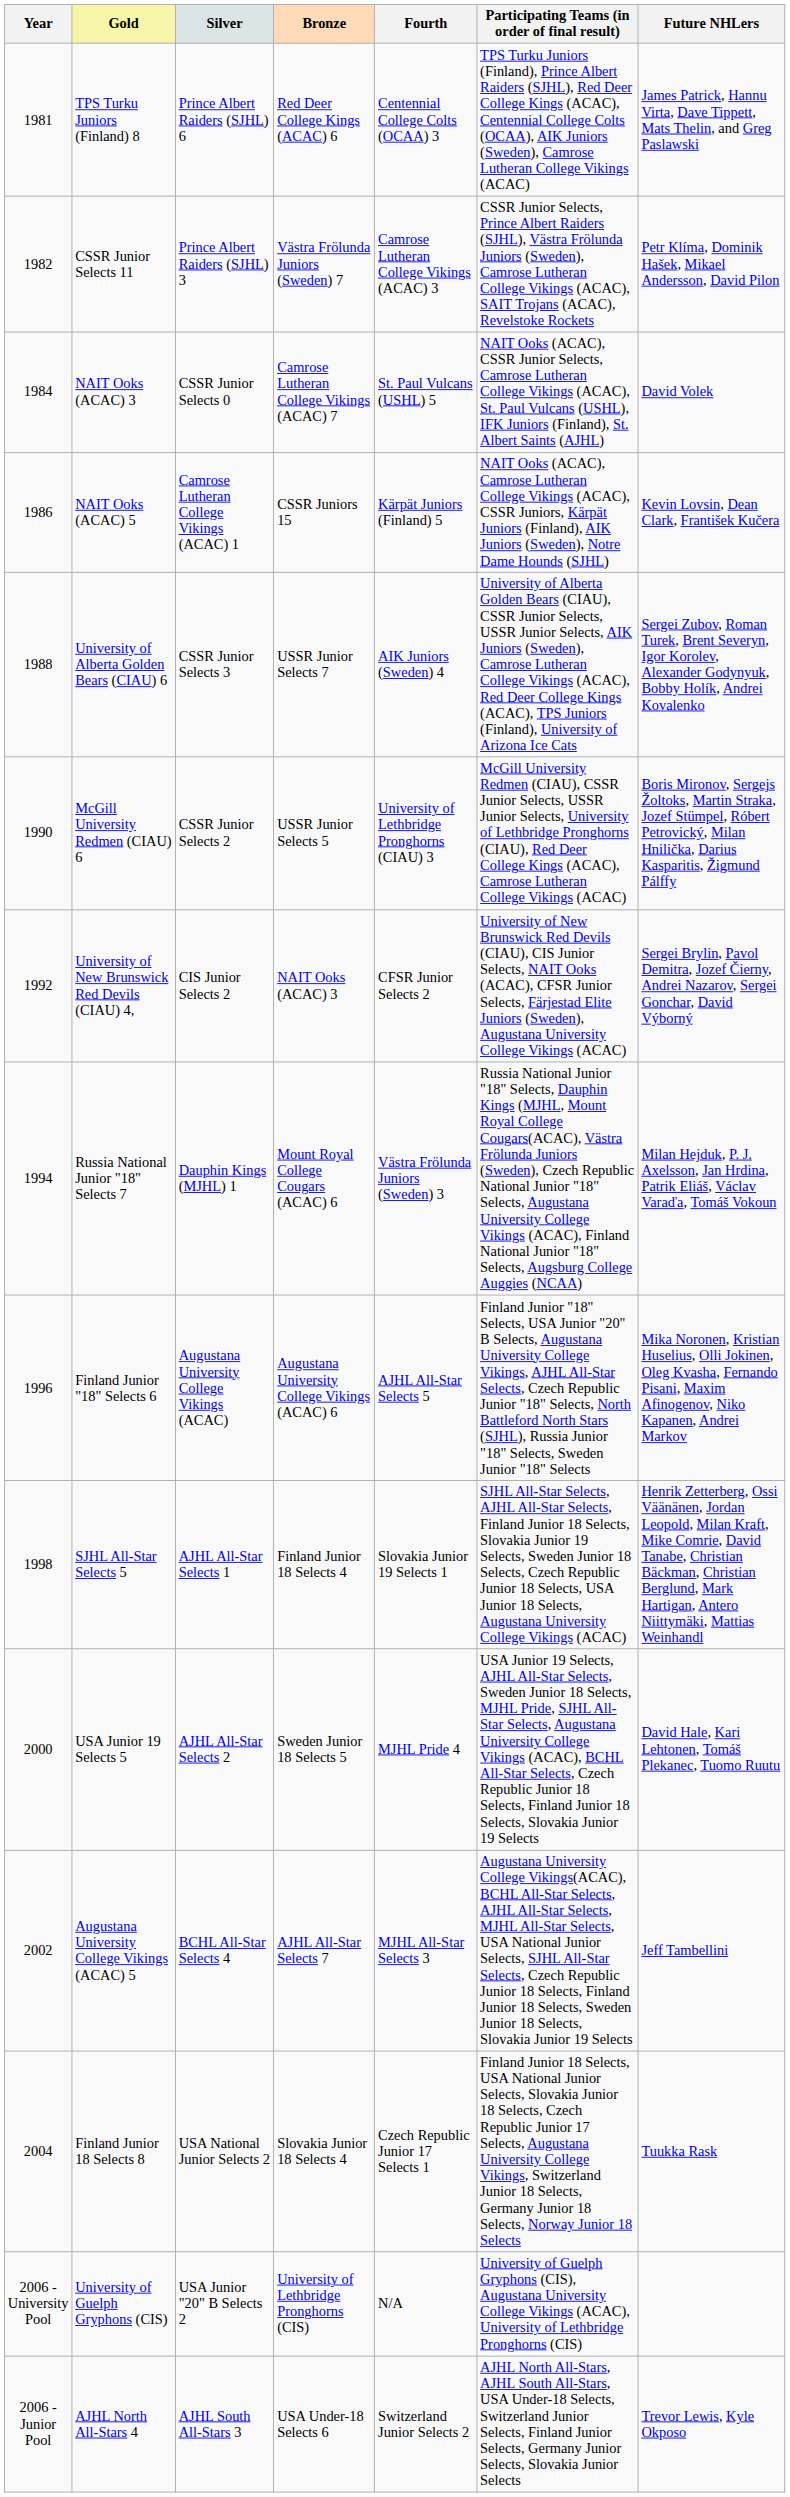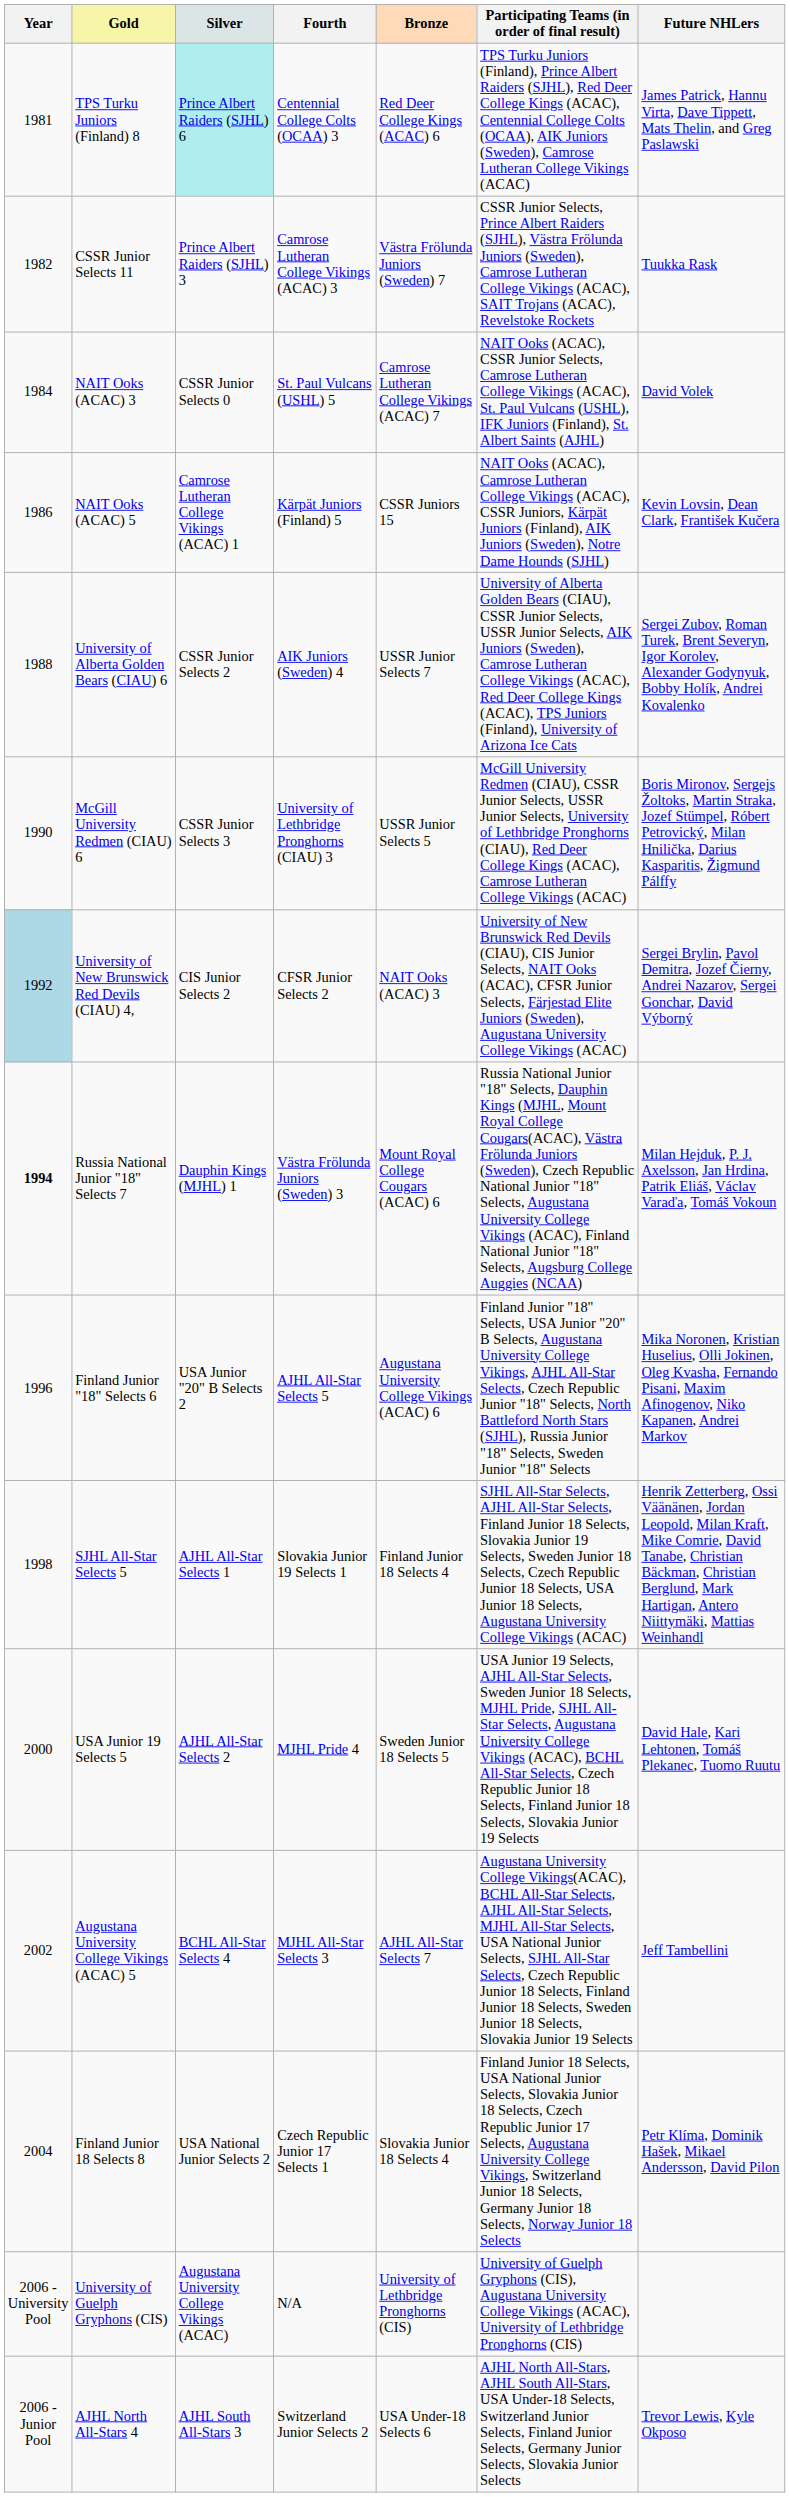columns swapped: (324, 24) <-> (426, 24)
(224, 119) no background -> (224, 119) paleturquoise background
(710, 264) Petr Klíma, Dominik Hašek, Mikael Andersson, David Pilon -> (679, 264) Tuukka Rask
(216, 664) CSSR Junior Selects 3 -> (216, 664) CSSR Junior Selects 2
(216, 833) CSSR Junior Selects 2 -> (216, 833) CSSR Junior Selects 3
(38, 985) no background -> (38, 985) lightblue background
(38, 1178) normal -> (38, 1178) bold
(209, 1387) Augustana University College Vikings (ACAC) -> (221, 1387) USA Junior "20" B Selects 2
(679, 2151) Tuukka Rask -> (710, 2151) Petr Klíma, Dominik Hašek, Mikael Andersson, David Pilon
(221, 2303) USA Junior "20" B Selects 2 -> (209, 2303) Augustana University College Vikings (ACAC)
